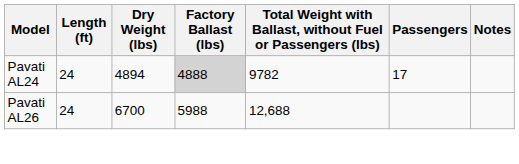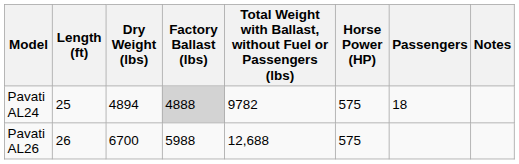+ column: (362, 45)
(67, 74) 24 -> (63, 104) 25
(400, 74) 17 -> (400, 104) 18
(67, 110) 24 -> (63, 140) 26
